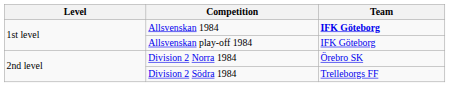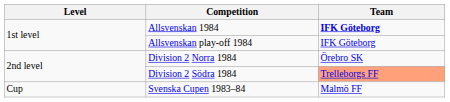(349, 74) no background -> (349, 74) lightsalmon background
+ row: (197, 89)
